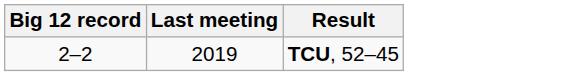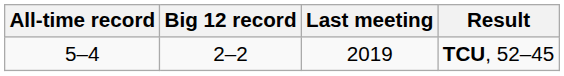+ column: (82, 20)
